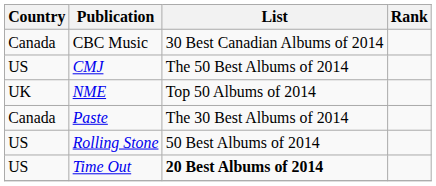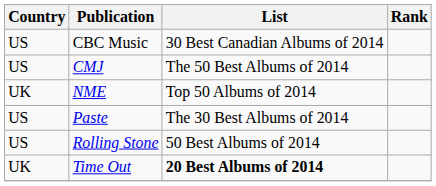(32, 42) Canada -> (18, 42) US
(32, 117) Canada -> (18, 117) US
(18, 167) US -> (20, 167) UK
